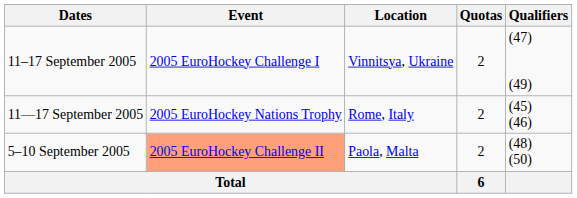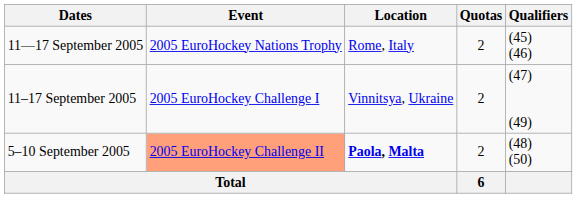rows swapped: (75, 114) <-> (72, 61)
(383, 152) normal -> (386, 152) bold
